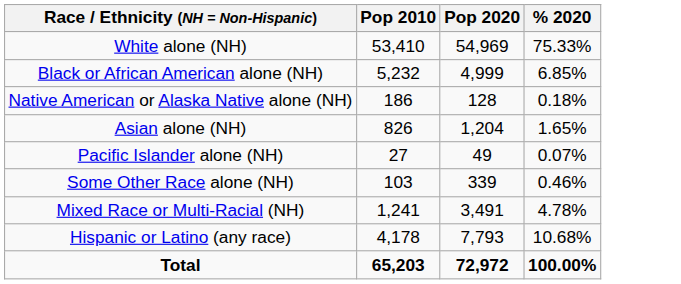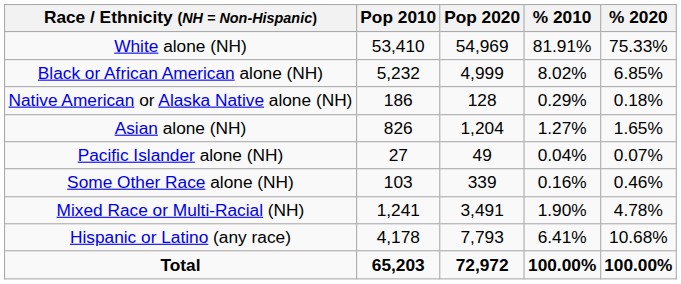+ column: (562, 18)
